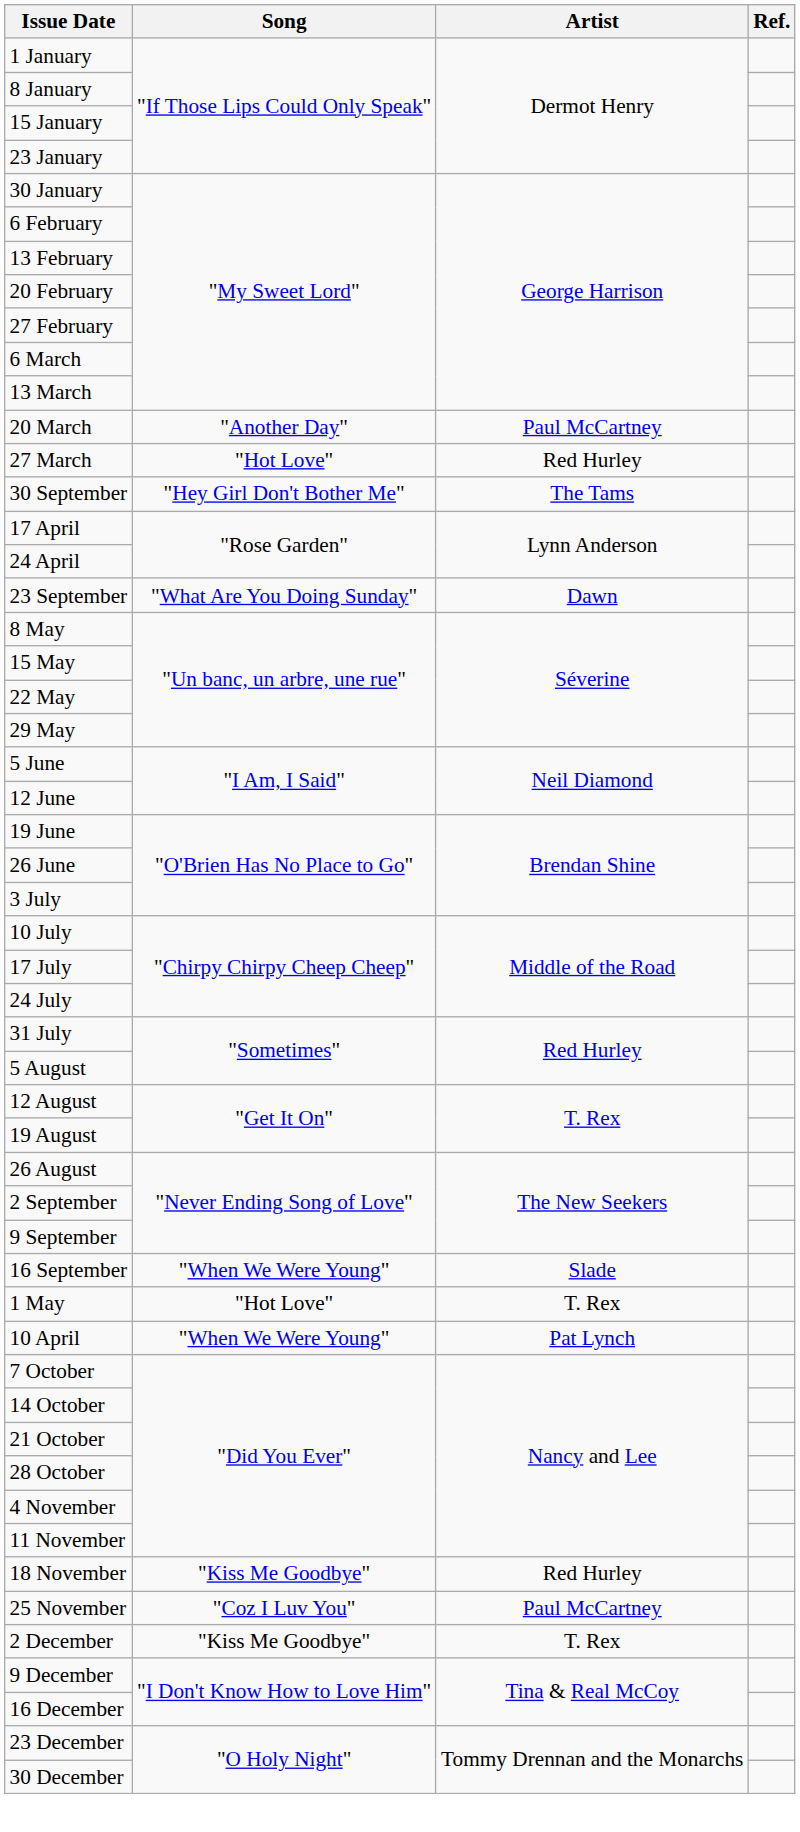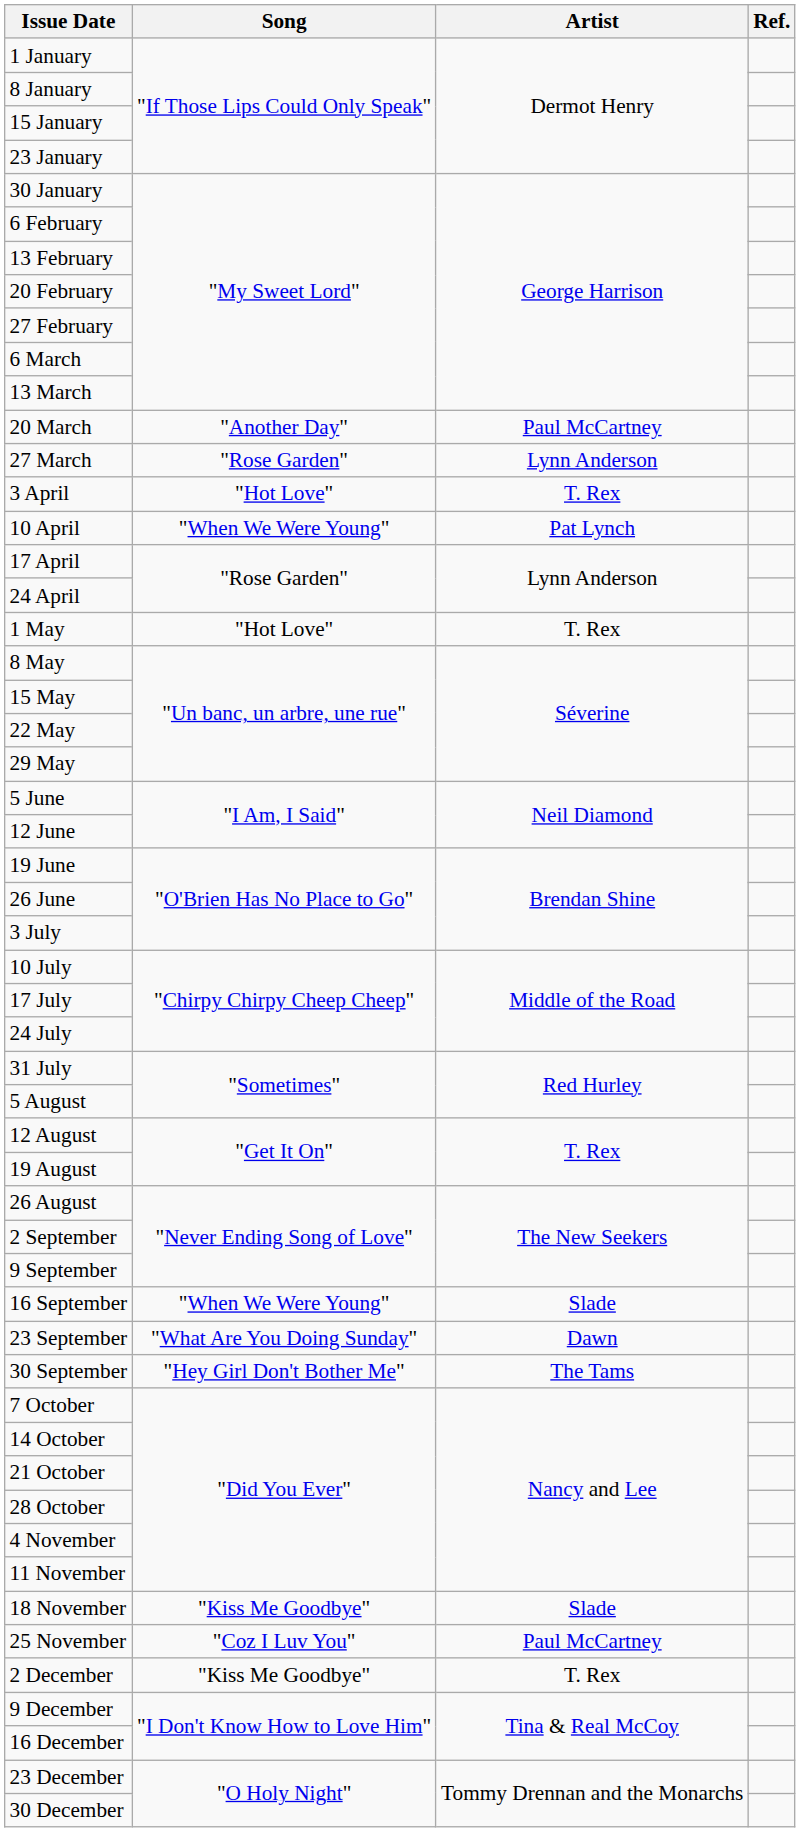(284, 460) "Hot Love" -> (284, 460) "Rose Garden"
(592, 460) Red Hurley -> (592, 460) Lynn Anderson
+ row: (39, 493)
rows swapped: (45, 1337) <-> (68, 493)
rows swapped: (37, 1303) <-> (68, 595)
(592, 1573) Red Hurley -> (592, 1607) Slade
